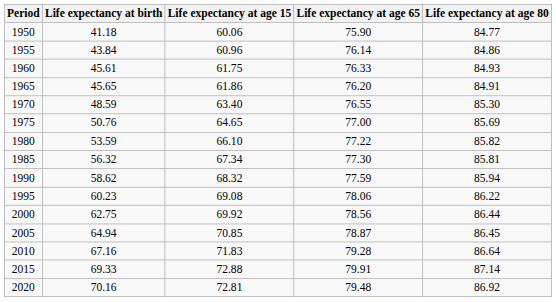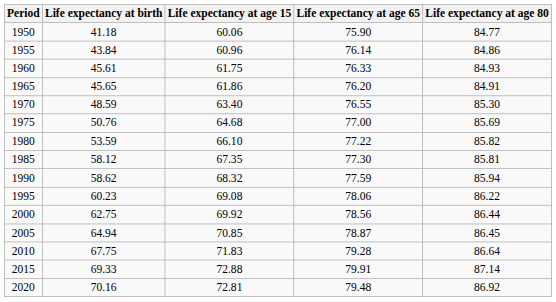(229, 123) 64.65 -> (229, 123) 64.68
(104, 159) 56.32 -> (104, 159) 58.12
(229, 159) 67.34 -> (229, 159) 67.35
(104, 251) 67.16 -> (104, 251) 67.75
